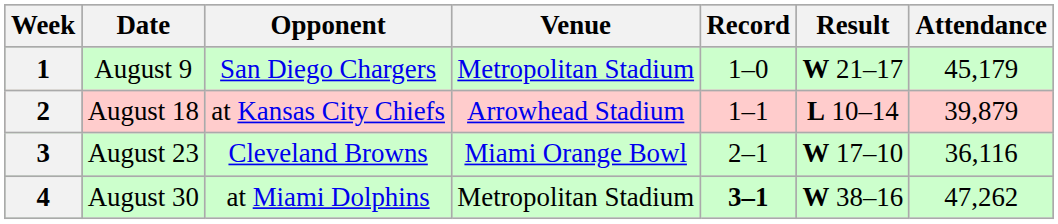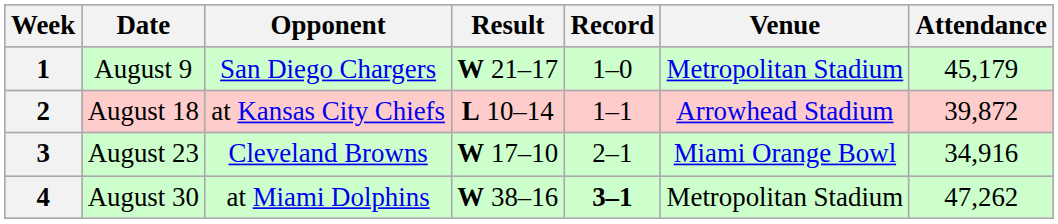columns swapped: (853, 25) <-> (576, 25)
(981, 111) 39,879 -> (981, 111) 39,872
(981, 153) 36,116 -> (981, 153) 34,916
